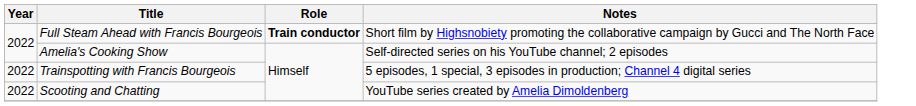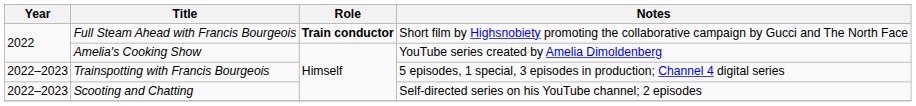(517, 52) Self-directed series on his YouTube channel; 2 episodes -> (531, 52) YouTube series created by Amelia Dimoldenberg
(21, 71) 2022 -> (38, 71) 2022–2023
(21, 91) 2022 -> (38, 91) 2022–2023
(497, 91) YouTube series created by Amelia Dimoldenberg -> (551, 91) Self-directed series on his YouTube channel; 2 episodes
